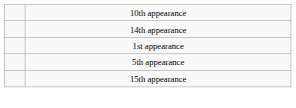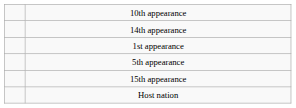+ row: (158, 95)
